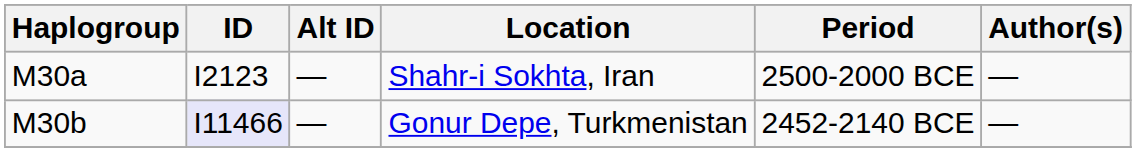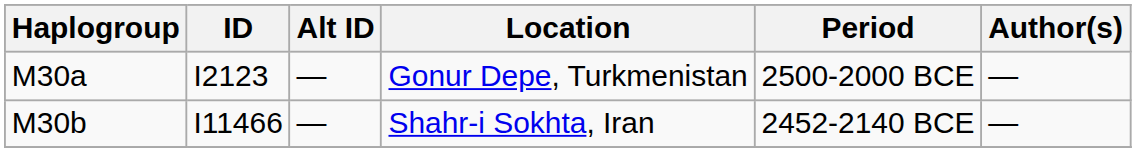(522, 75) Shahr-i Sokhta, Iran -> (568, 75) Gonur Depe, Turkmenistan
(238, 123) lavender background -> (238, 123) no background
(568, 123) Gonur Depe, Turkmenistan -> (522, 123) Shahr-i Sokhta, Iran
